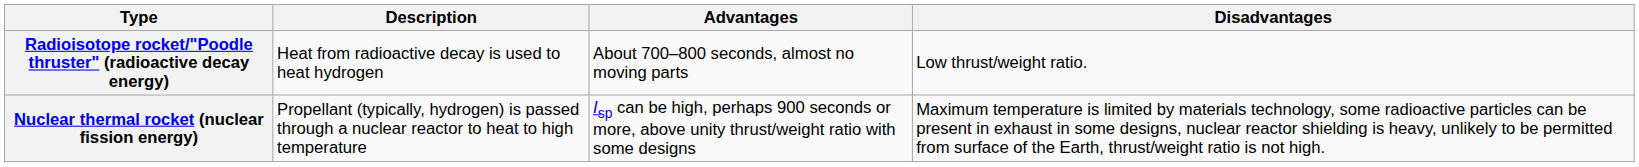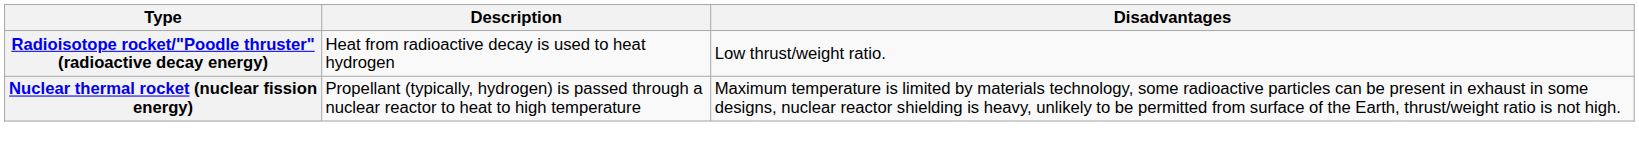- column: (751, 17)
